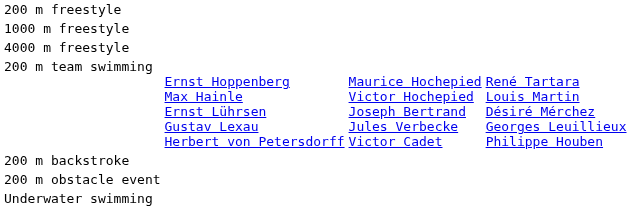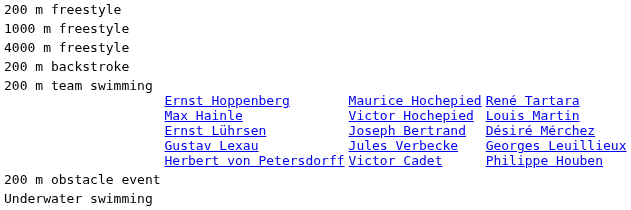rows swapped: (67, 160) <-> (78, 66)
